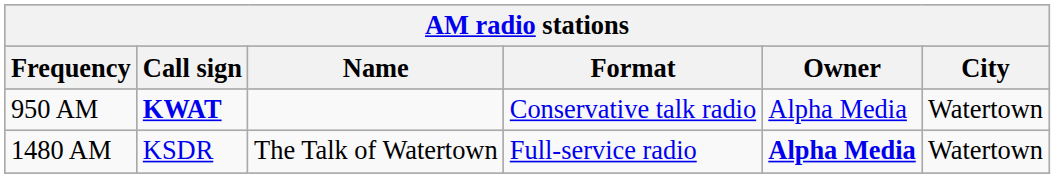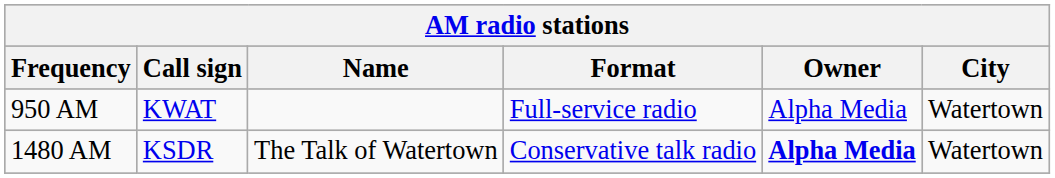(182, 109) bold -> (180, 109) normal
(633, 109) Conservative talk radio -> (603, 109) Full-service radio
(603, 151) Full-service radio -> (633, 151) Conservative talk radio
